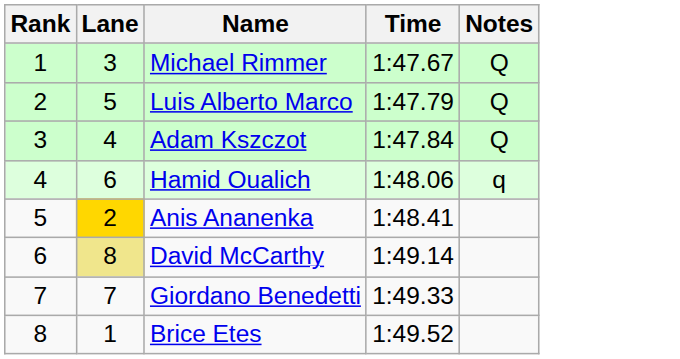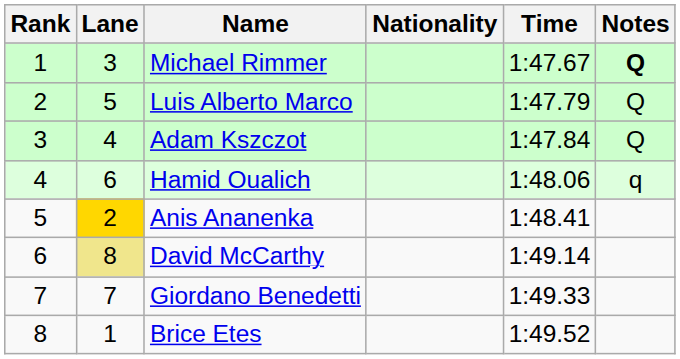+ column: (435, 23)
(499, 62) normal -> (636, 62) bold
